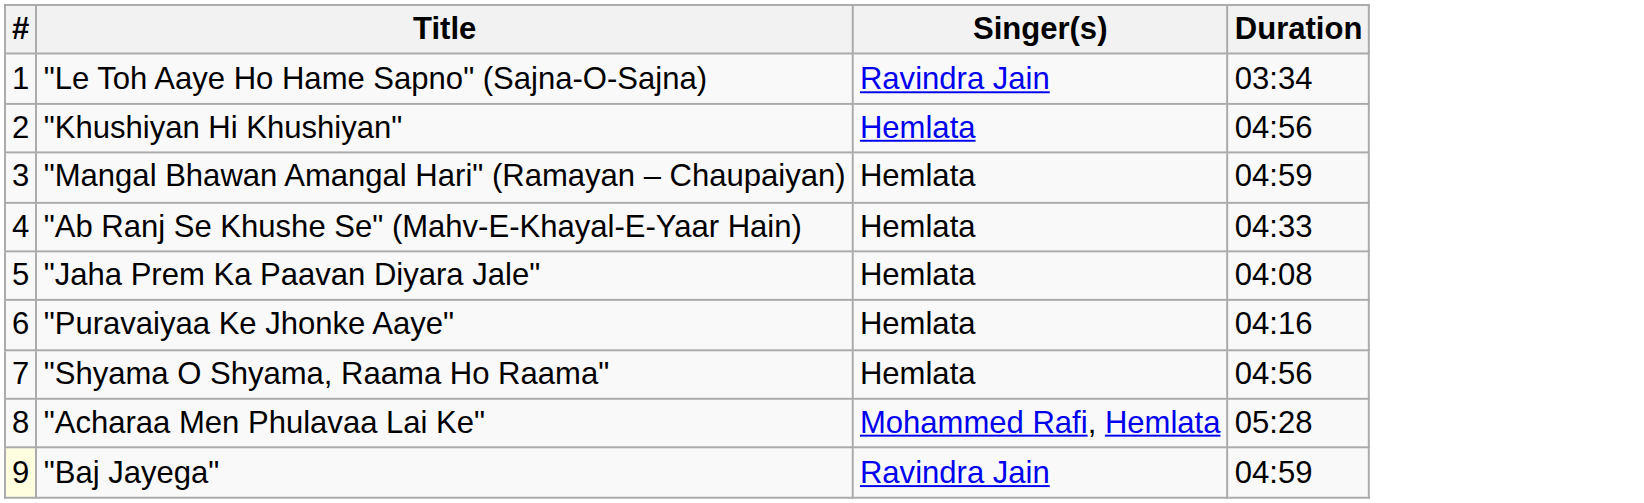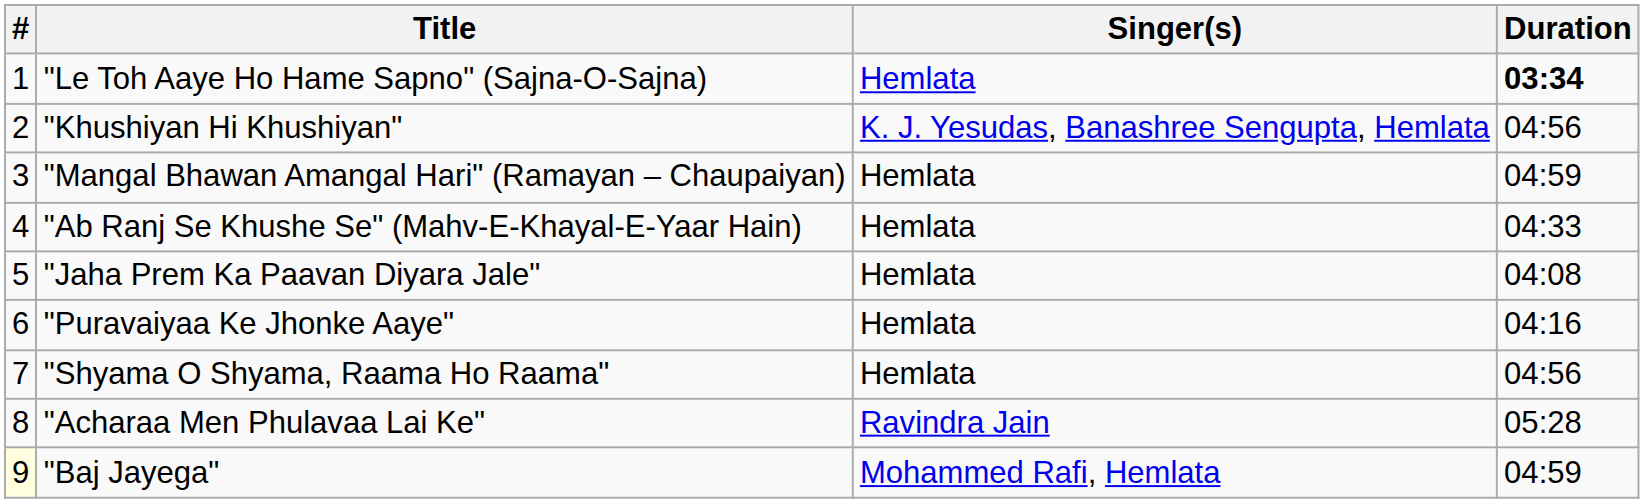(955, 78) Ravindra Jain -> (918, 78) Hemlata
(1274, 78) normal -> (1544, 78) bold
(918, 127) Hemlata -> (1175, 127) K. J. Yesudas, Banashree Sengupta, Hemlata
(1040, 422) Mohammed Rafi, Hemlata -> (955, 422) Ravindra Jain
(955, 472) Ravindra Jain -> (1040, 472) Mohammed Rafi, Hemlata
